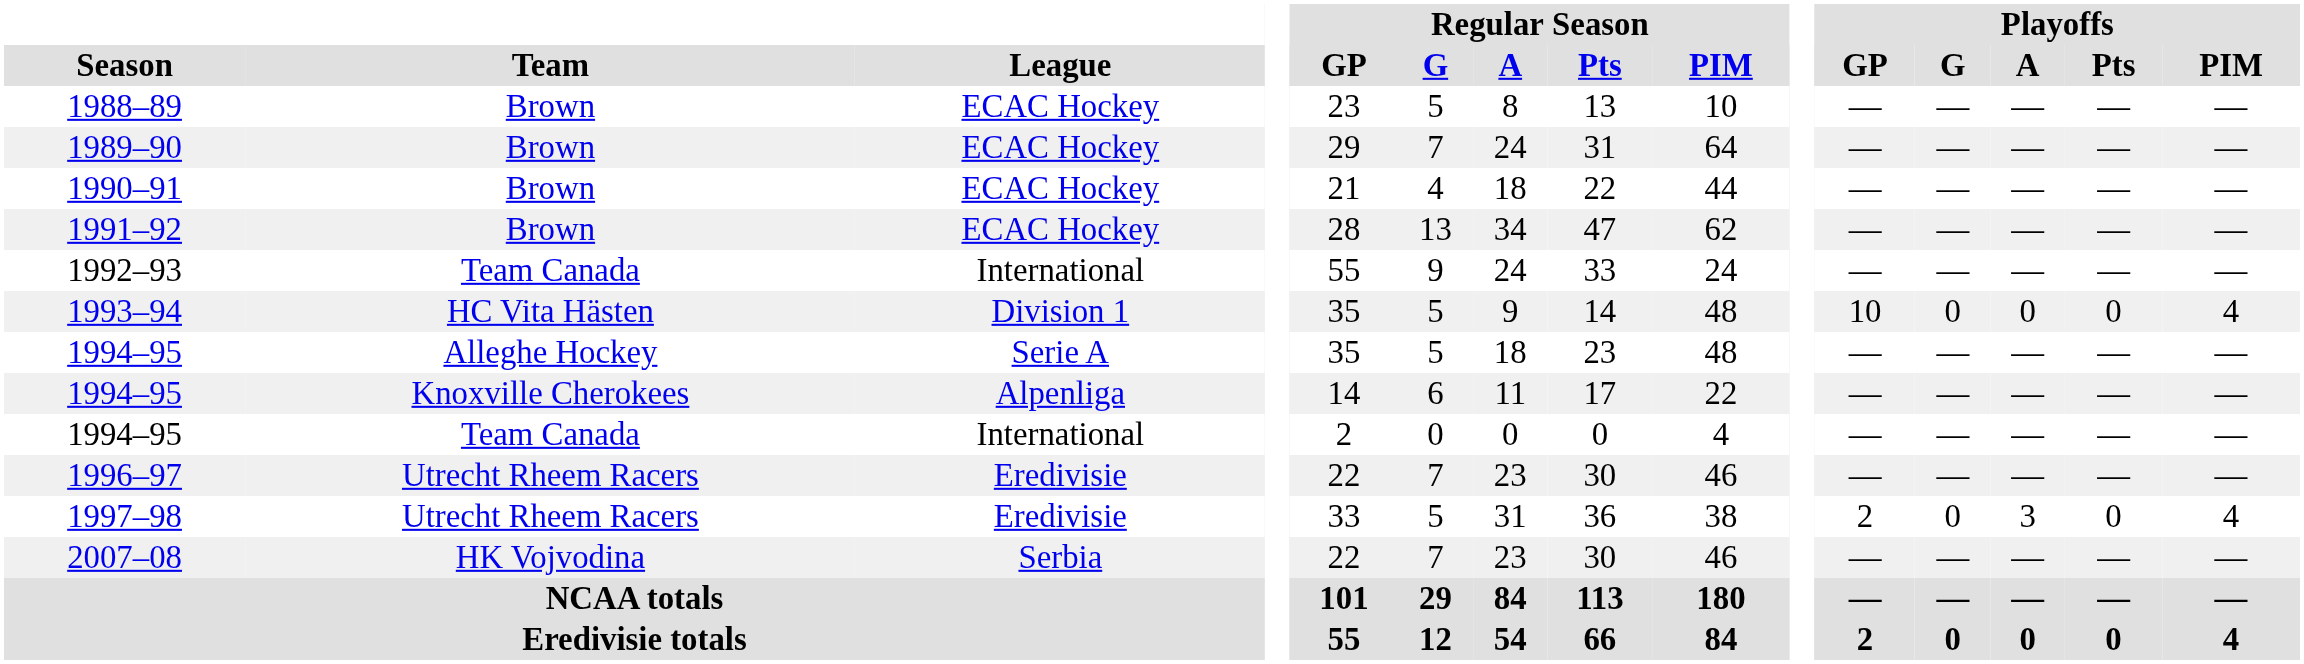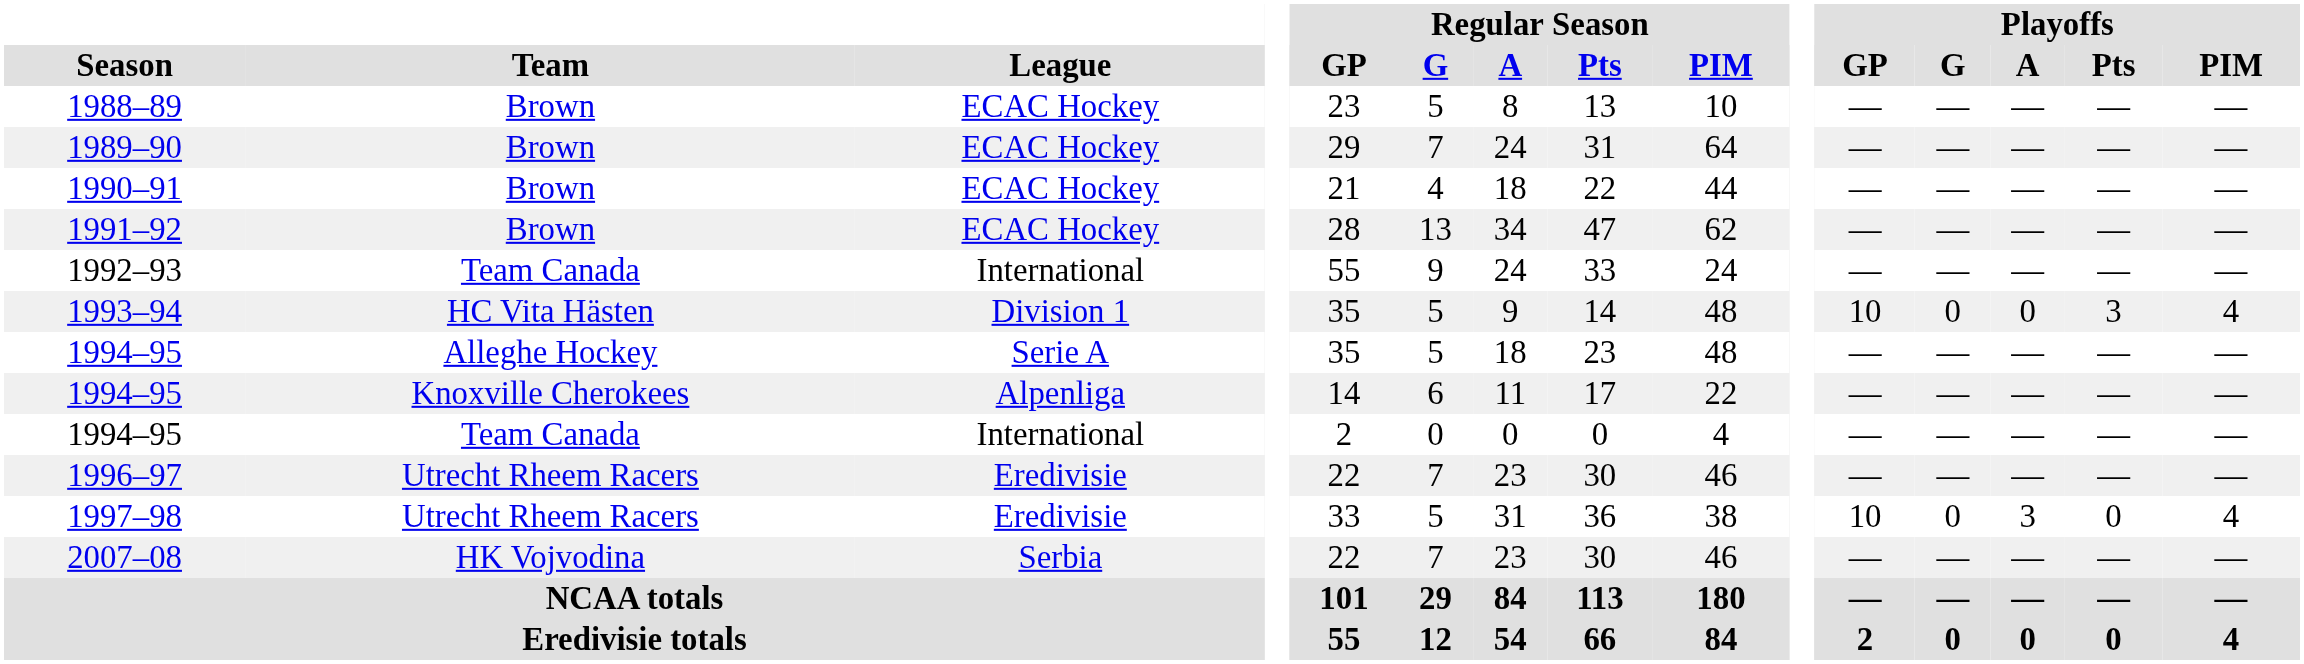(2114, 310) 0 -> (2114, 310) 3
(1865, 515) 2 -> (1865, 515) 10
